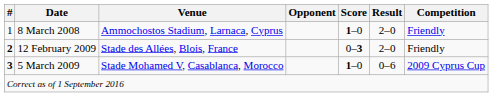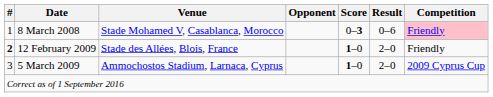(192, 30) Ammochostos Stadium, Larnaca, Cyprus -> (192, 30) Stade Mohamed V, Casablanca, Morocco
(354, 30) 1–0 -> (354, 30) 0–3
(387, 30) 2–0 -> (387, 30) 0–6
(426, 30) no background -> (426, 30) pink background
(354, 48) 0–3 -> (354, 48) 1–0
(10, 65) bold -> (10, 65) normal
(192, 65) Stade Mohamed V, Casablanca, Morocco -> (192, 65) Ammochostos Stadium, Larnaca, Cyprus
(387, 65) 0–6 -> (387, 65) 2–0
